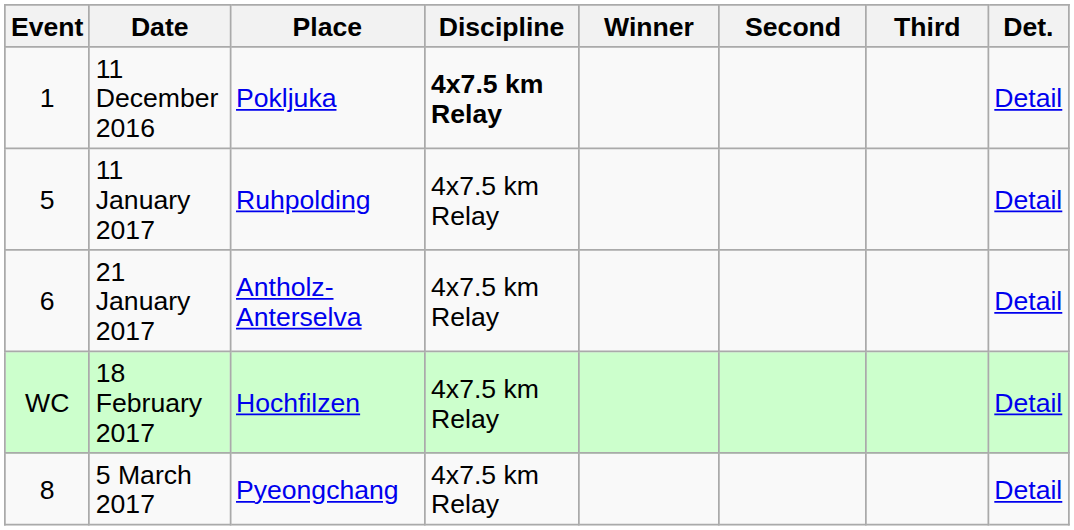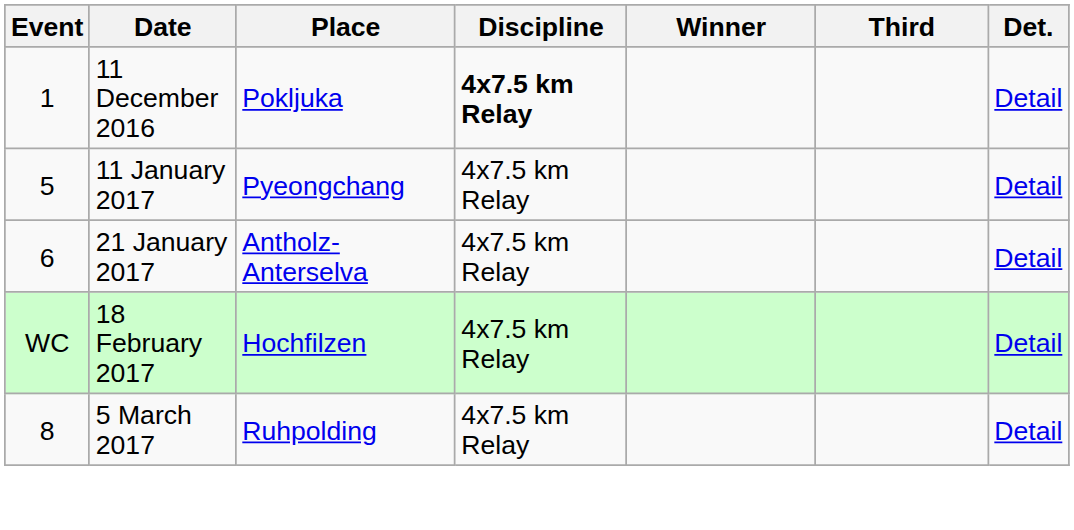- column: (793, 26)
(303, 200) Ruhpolding -> (324, 185) Pyeongchang
(317, 490) Pyeongchang -> (310, 430) Ruhpolding
